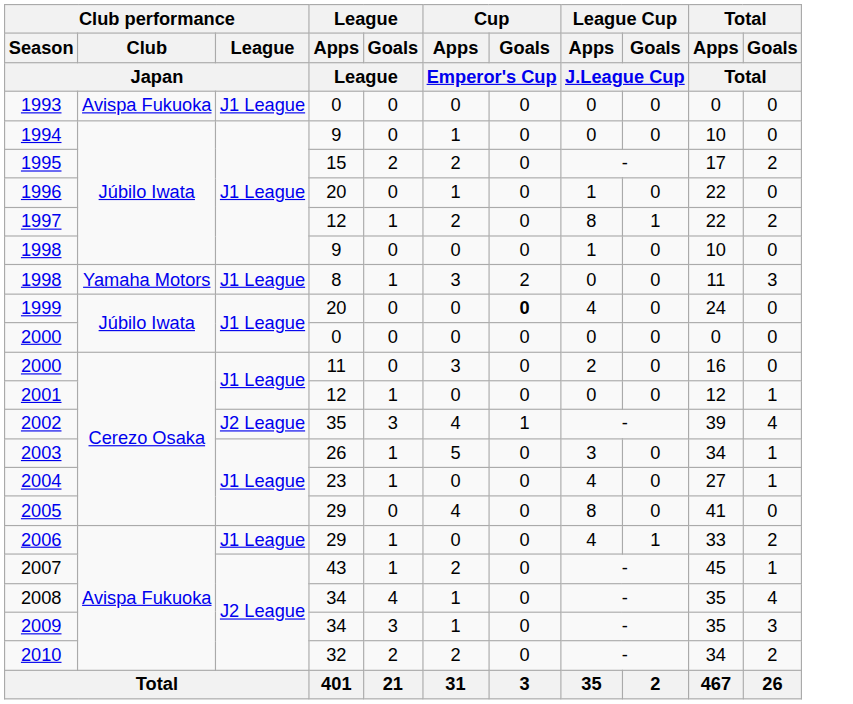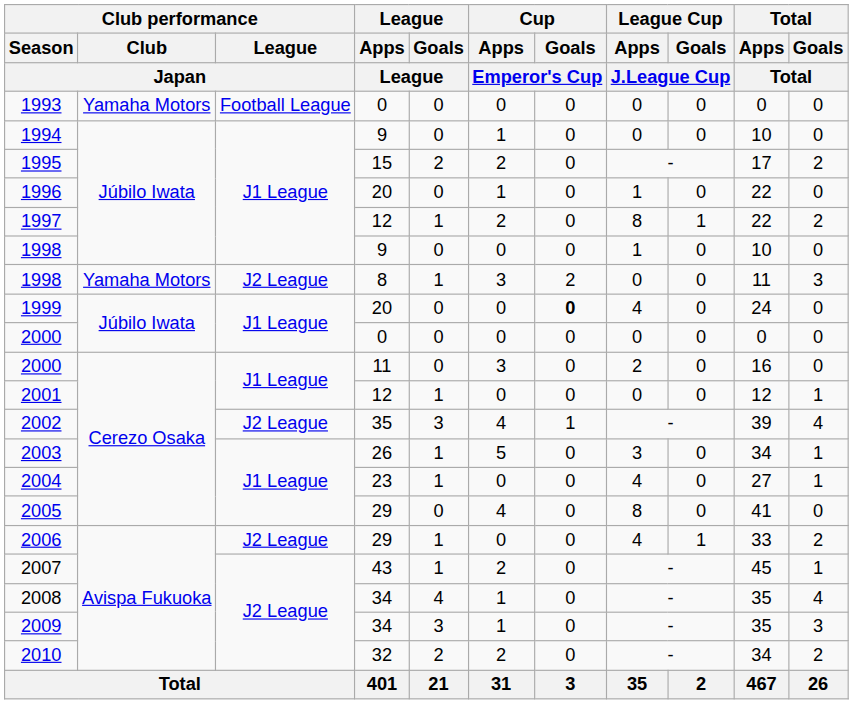(147, 105) Avispa Fukuoka -> (147, 105) Yamaha Motors
(263, 105) J1 League -> (285, 105) Football League
(263, 279) J1 League -> (285, 279) J2 League
(263, 539) J1 League -> (285, 539) J2 League
